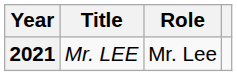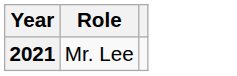- column: (102, 20)
